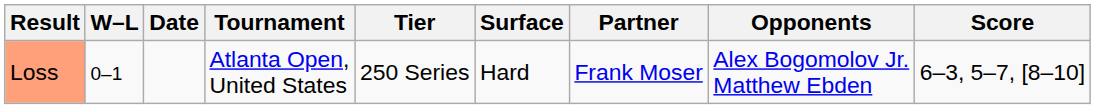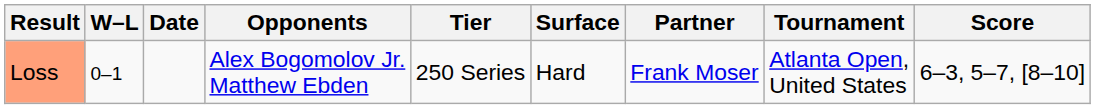columns swapped: (279, 22) <-> (811, 22)
